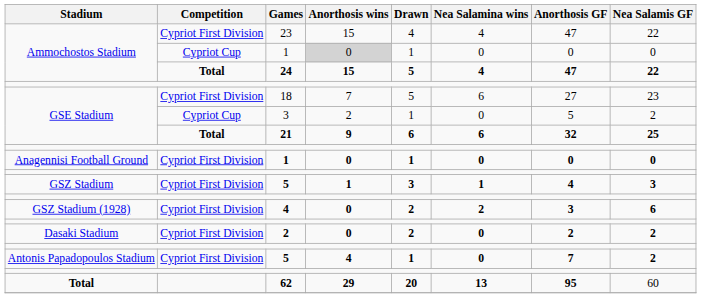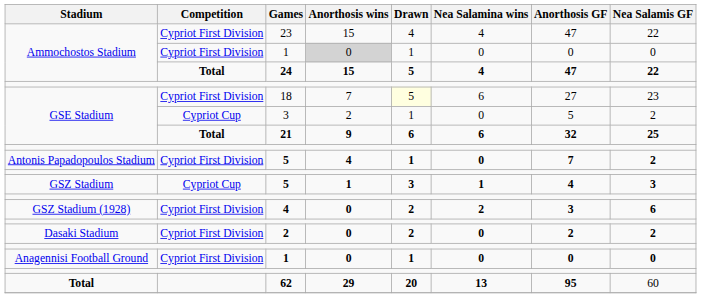(212, 52) Cypriot Cup -> (212, 52) Cypriot First Division
(411, 96) no background -> (411, 96) lightyellow background
rows swapped: (81, 258) <-> (81, 160)
(212, 184) Cypriot First Division -> (212, 184) Cypriot Cup
